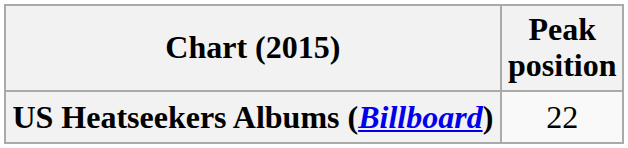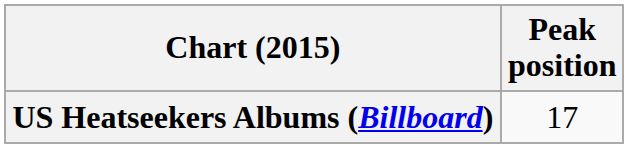(562, 116) 22 -> (562, 116) 17
